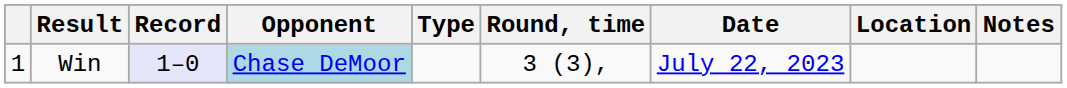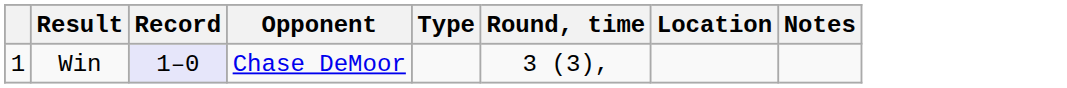- column: (751, 25)
(319, 64) lightblue background -> (319, 64) no background
